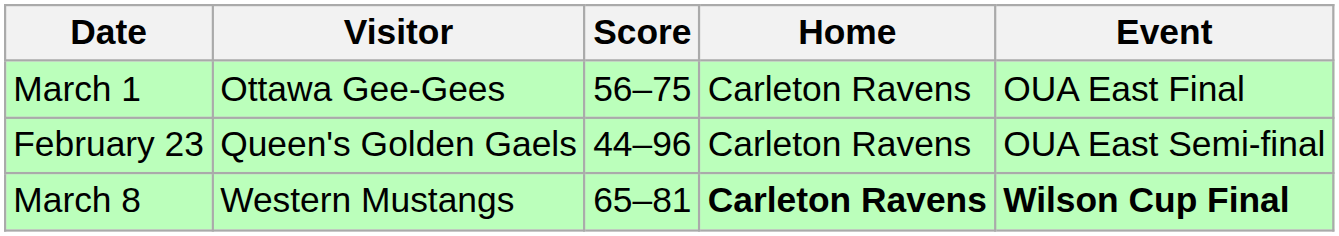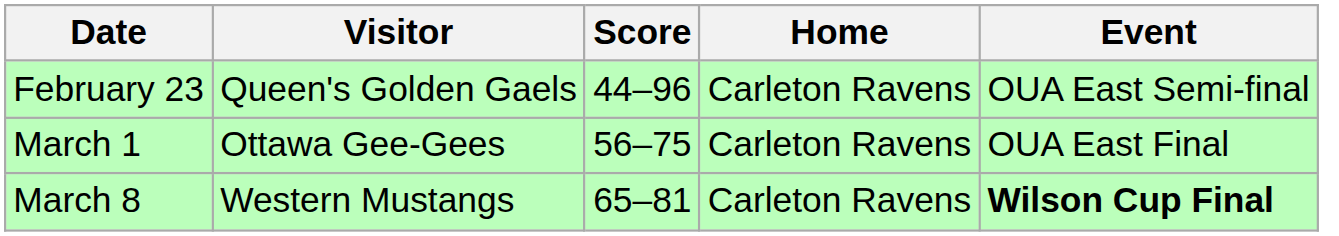rows swapped: (109, 144) <-> (77, 88)
(847, 200) bold -> (839, 200) normal
